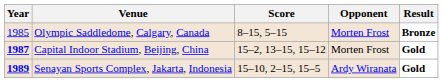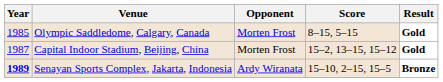columns swapped: (364, 14) <-> (281, 14)
(419, 32) Bronze -> (413, 32) Gold
(18, 50) bold -> (18, 50) normal
(413, 68) Gold -> (419, 68) Bronze
